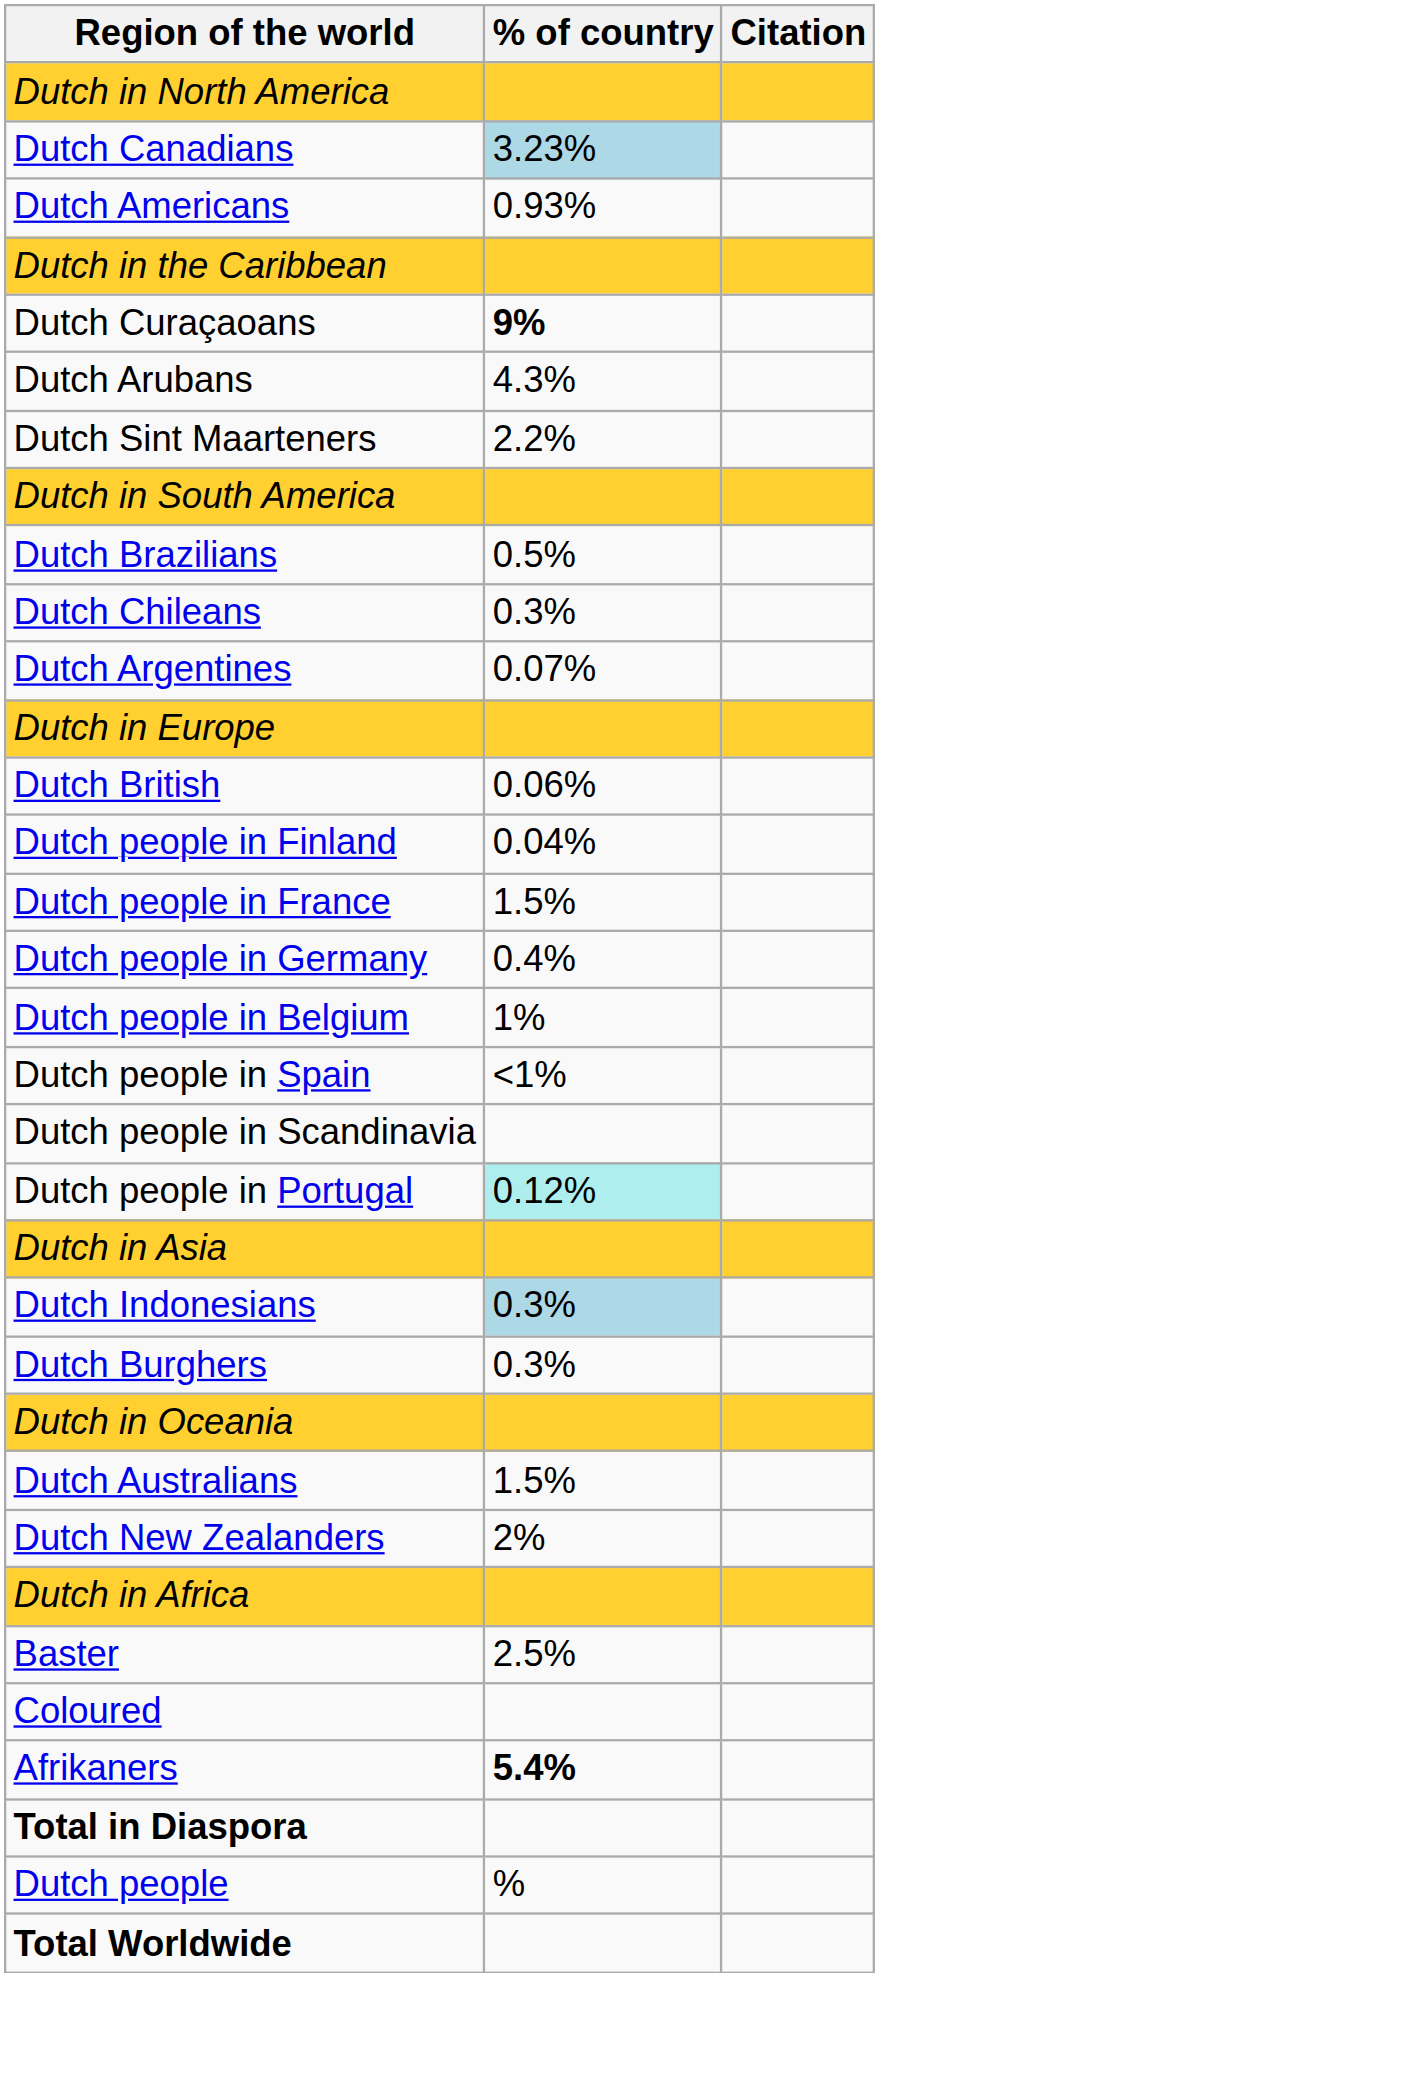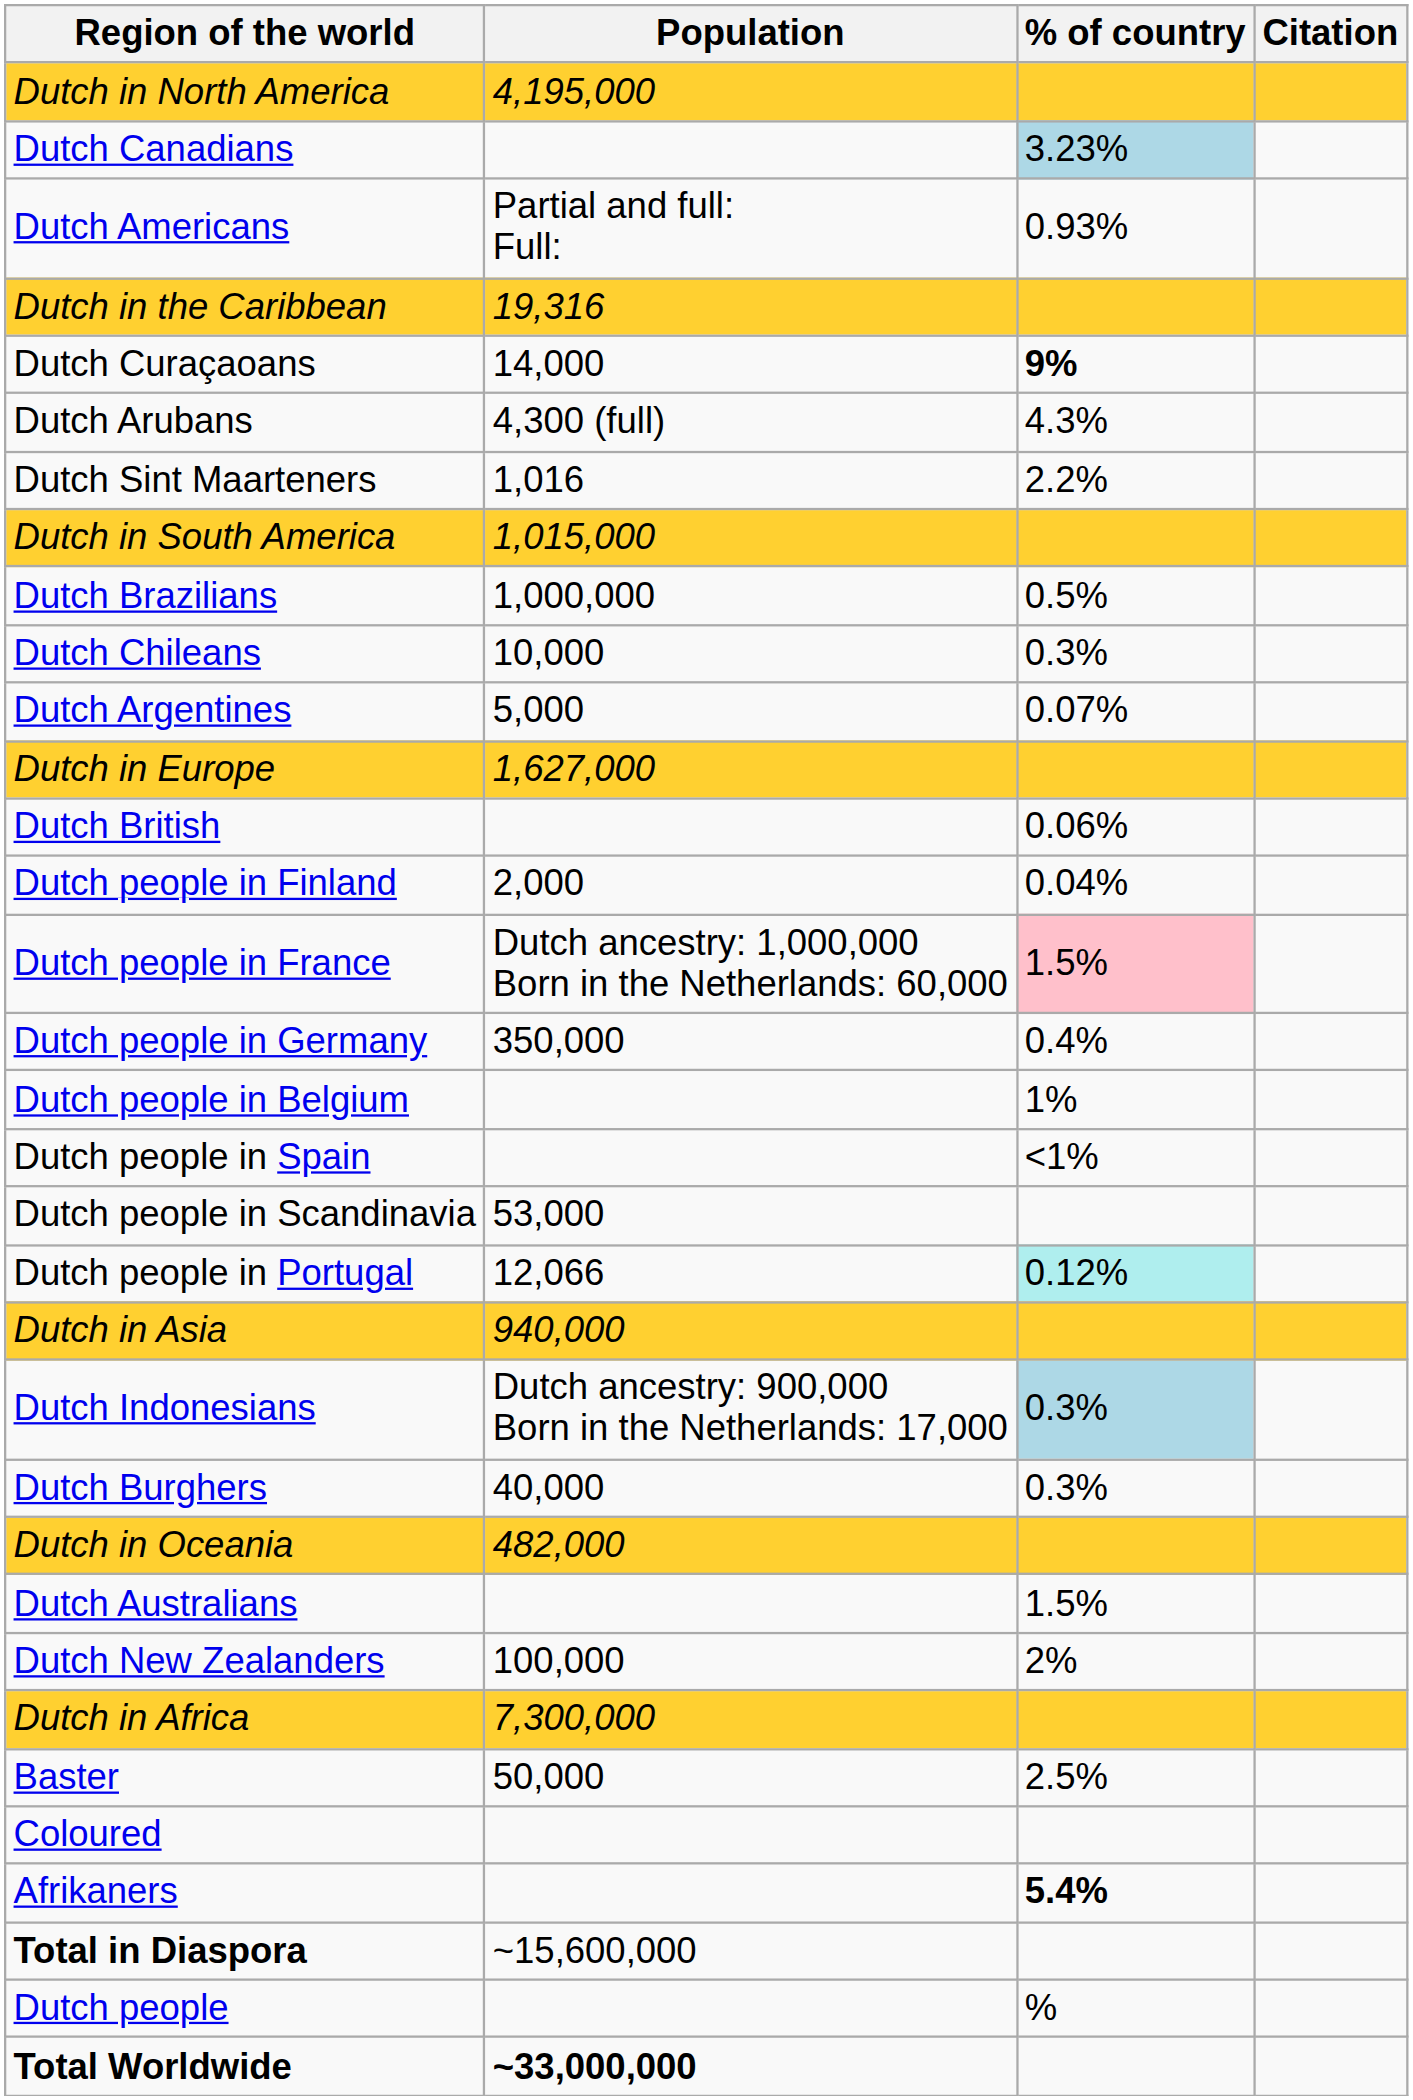+ column: (750, 33)
(534, 901) no background -> (1066, 962) pink background
